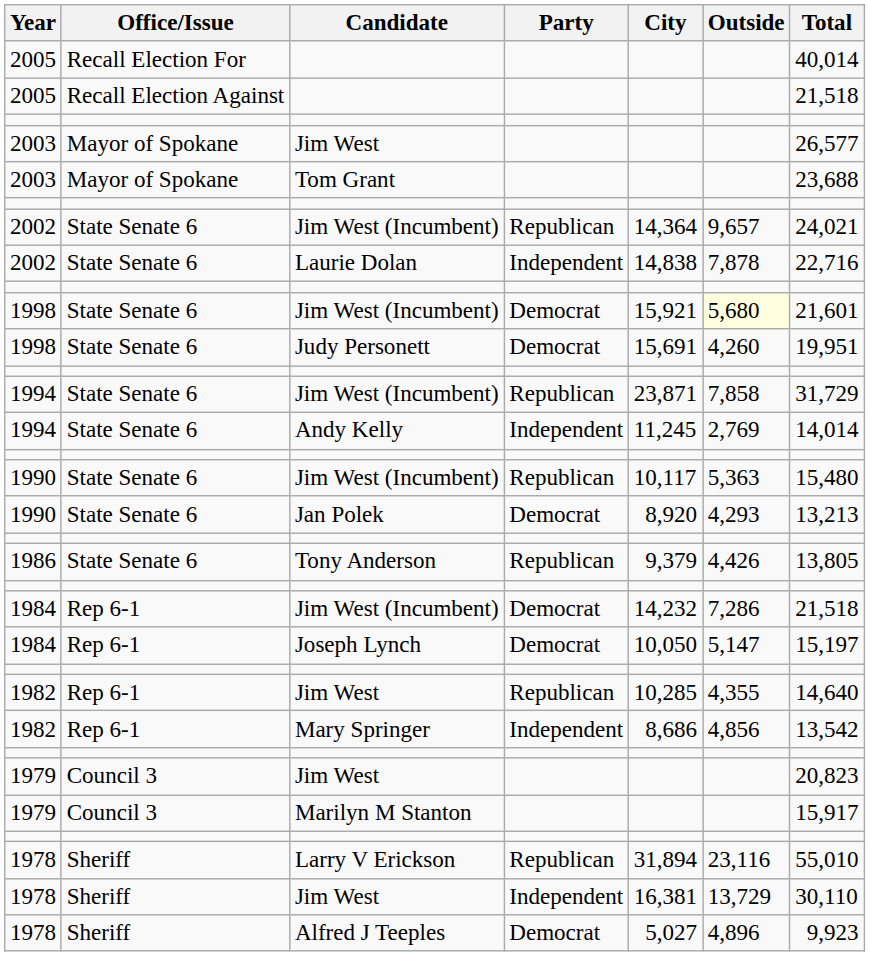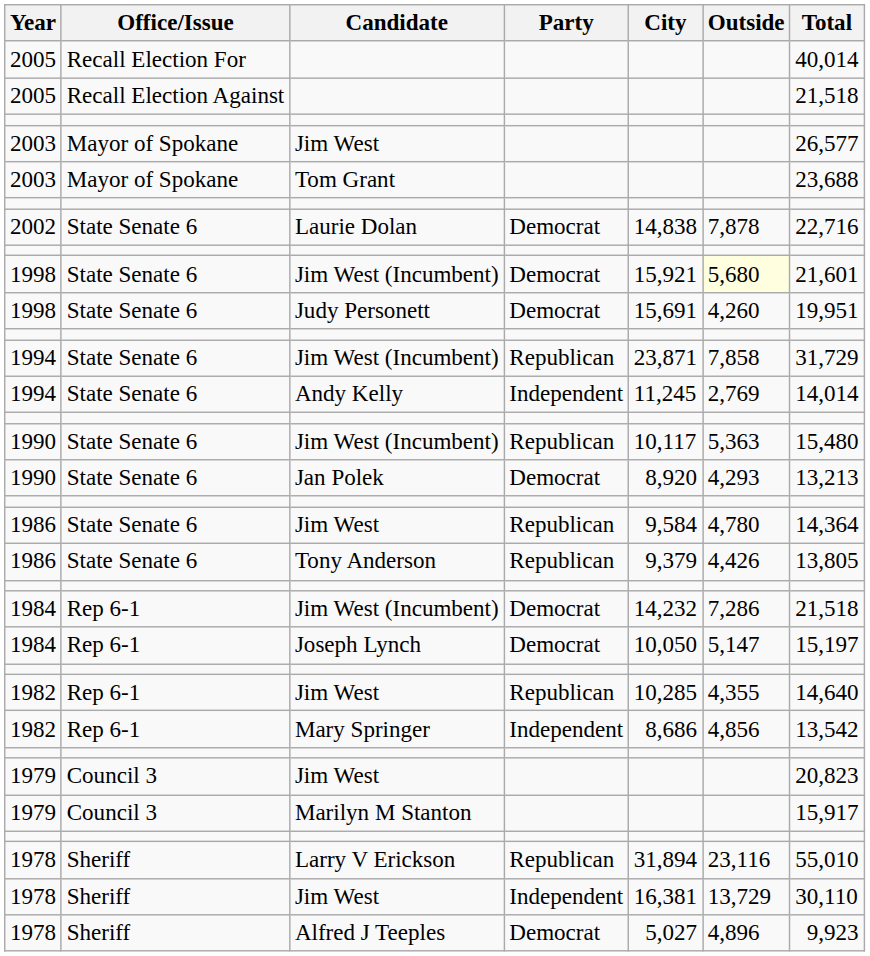- row: (33, 226)
(566, 263) Independent -> (555, 226) Democrat
+ row: (33, 524)
